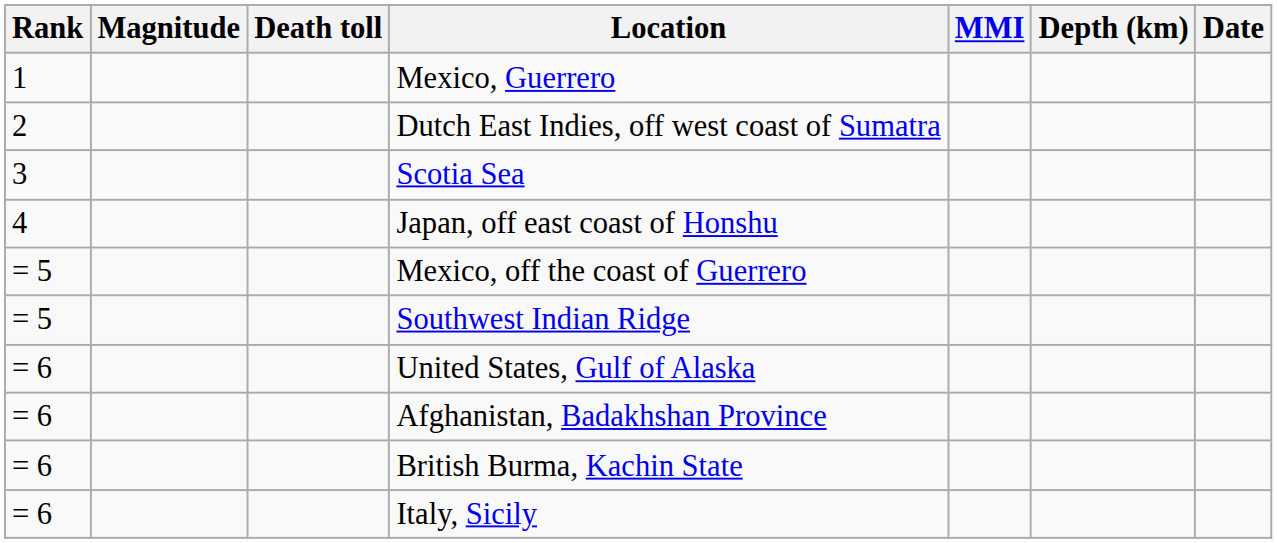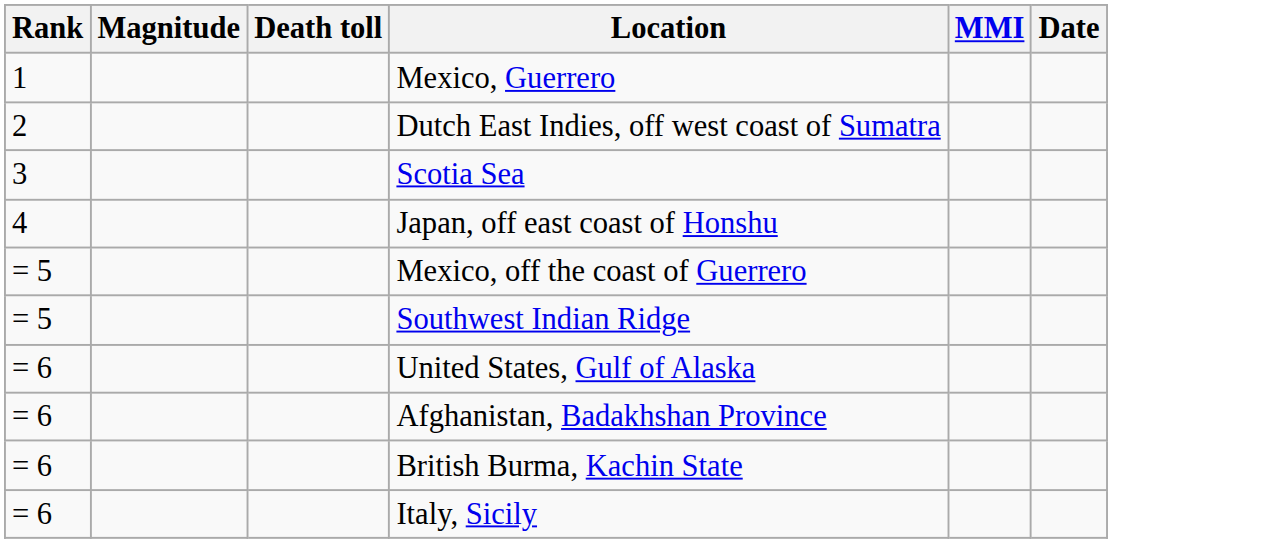- column: (1114, 28)
